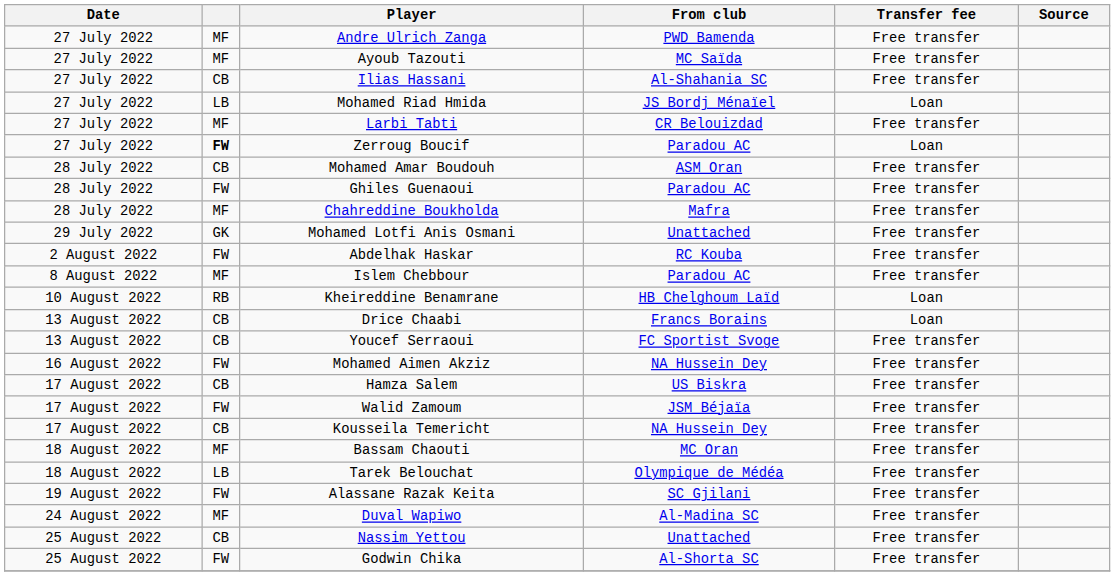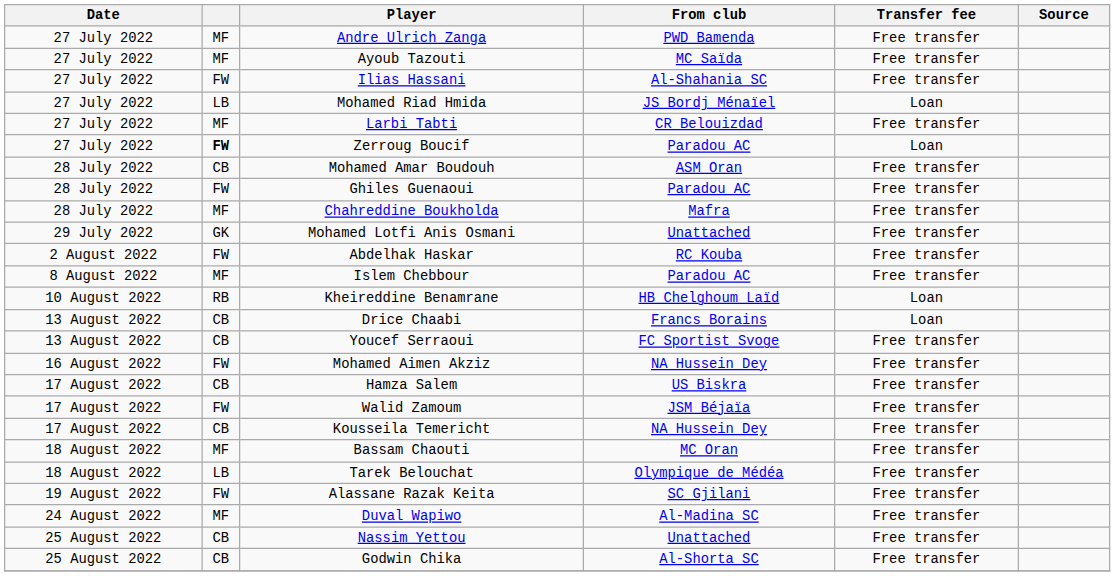(221, 81) CB -> (221, 81) FW
(221, 559) FW -> (221, 559) CB
